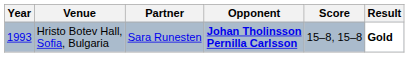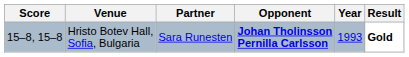columns swapped: (19, 14) <-> (334, 14)
